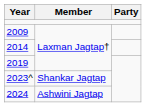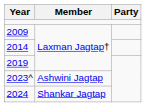(72, 78) Shankar Jagtap -> (70, 78) Ashwini Jagtap
(70, 94) Ashwini Jagtap -> (72, 94) Shankar Jagtap
